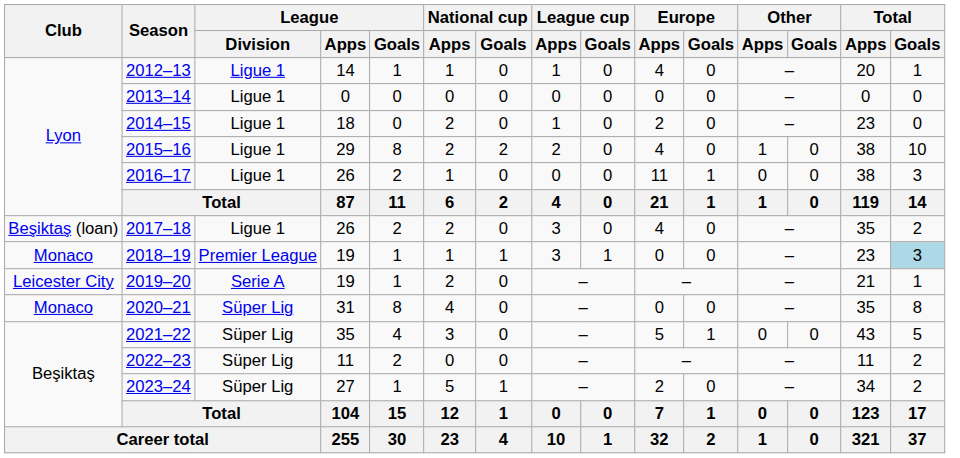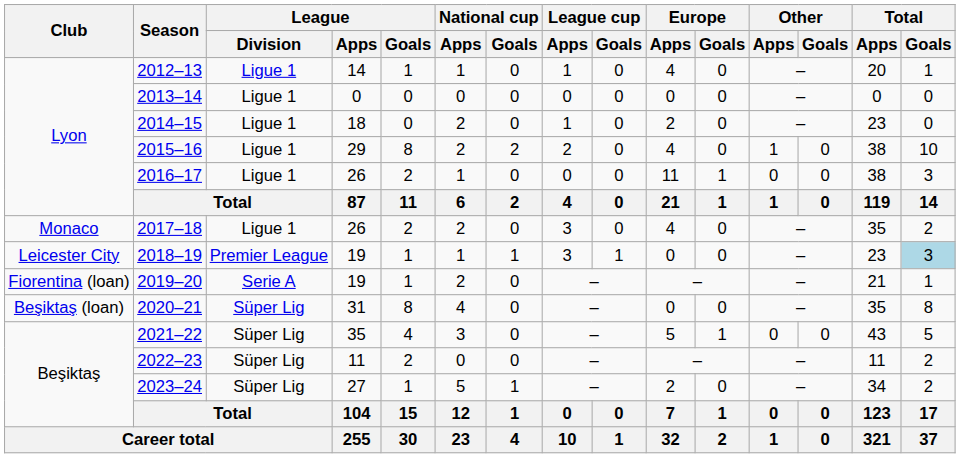(63, 228) Beşiktaş (loan) -> (69, 228) Monaco
(63, 255) Monaco -> (69, 255) Leicester City
(63, 281) Leicester City -> (69, 281) Fiorentina (loan)
(63, 307) Monaco -> (69, 307) Beşiktaş (loan)
